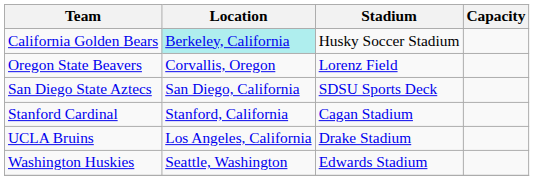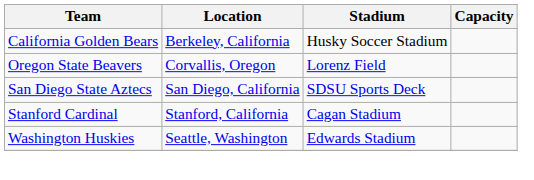(227, 41) paleturquoise background -> (227, 41) no background
- row: (51, 138)
